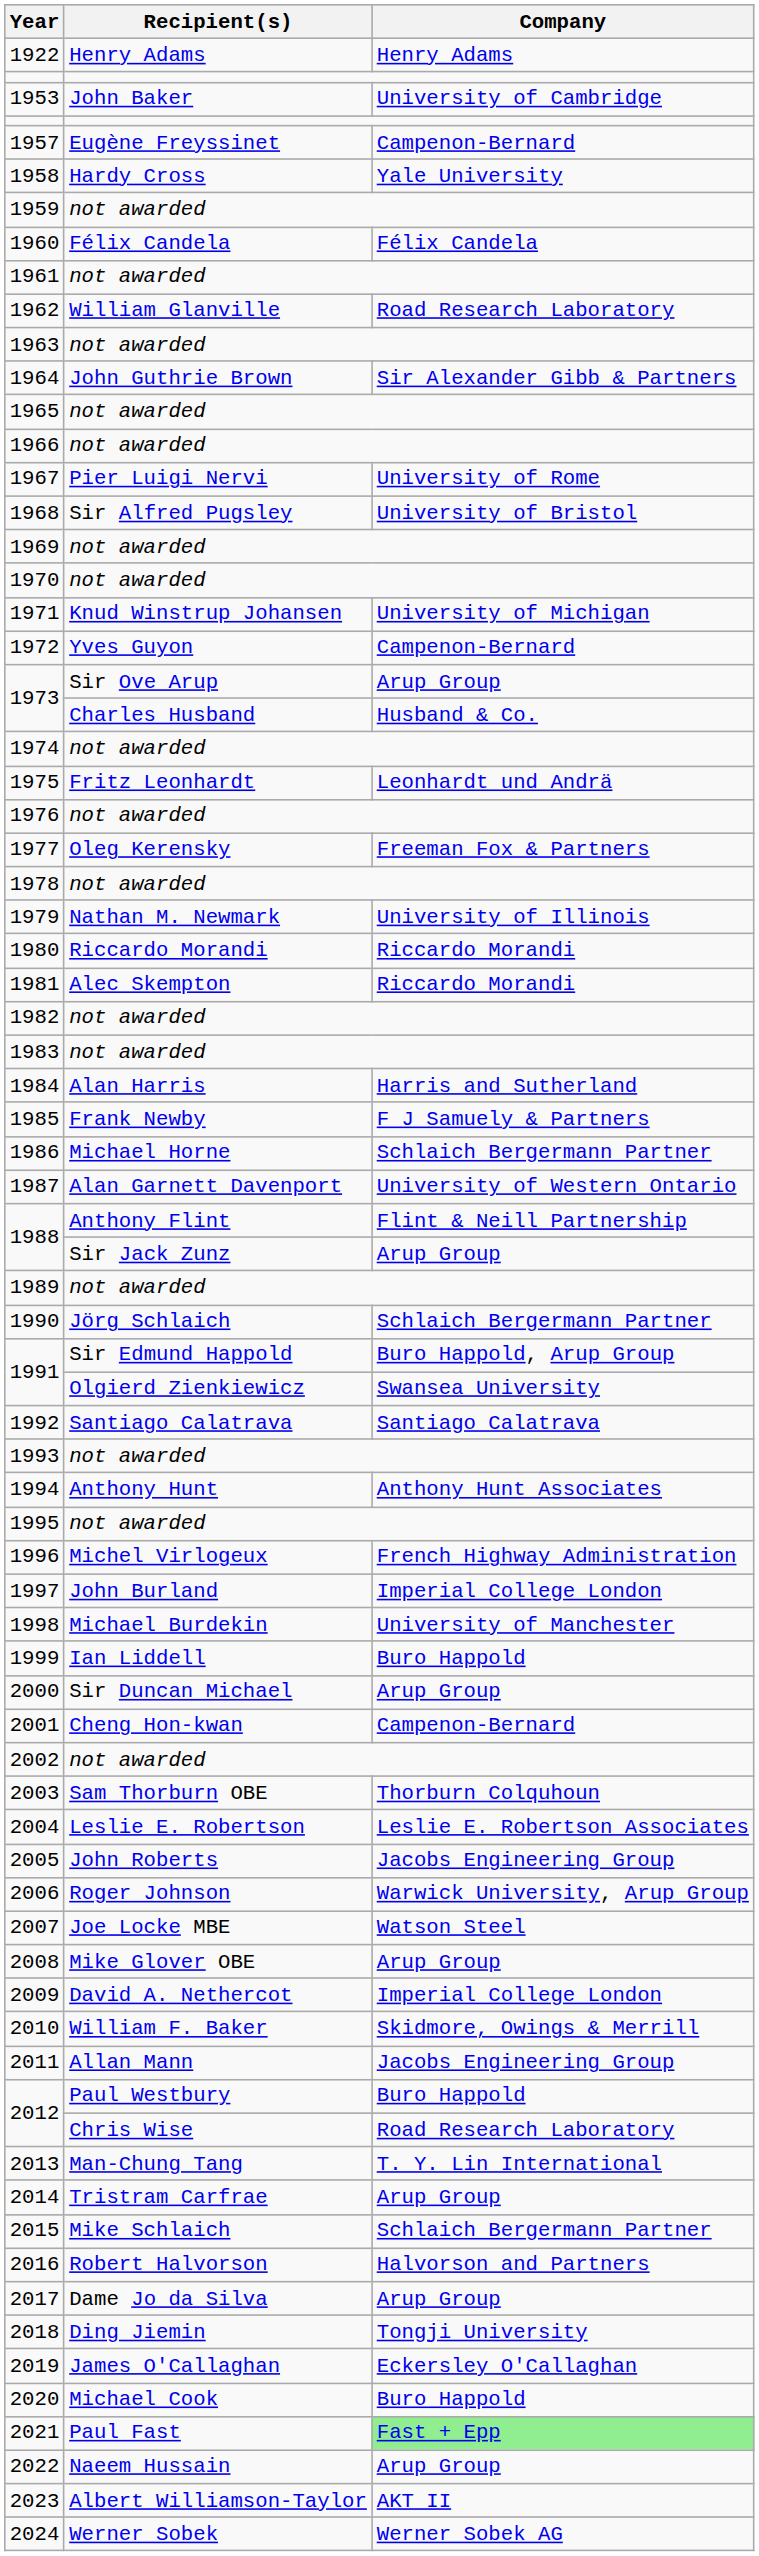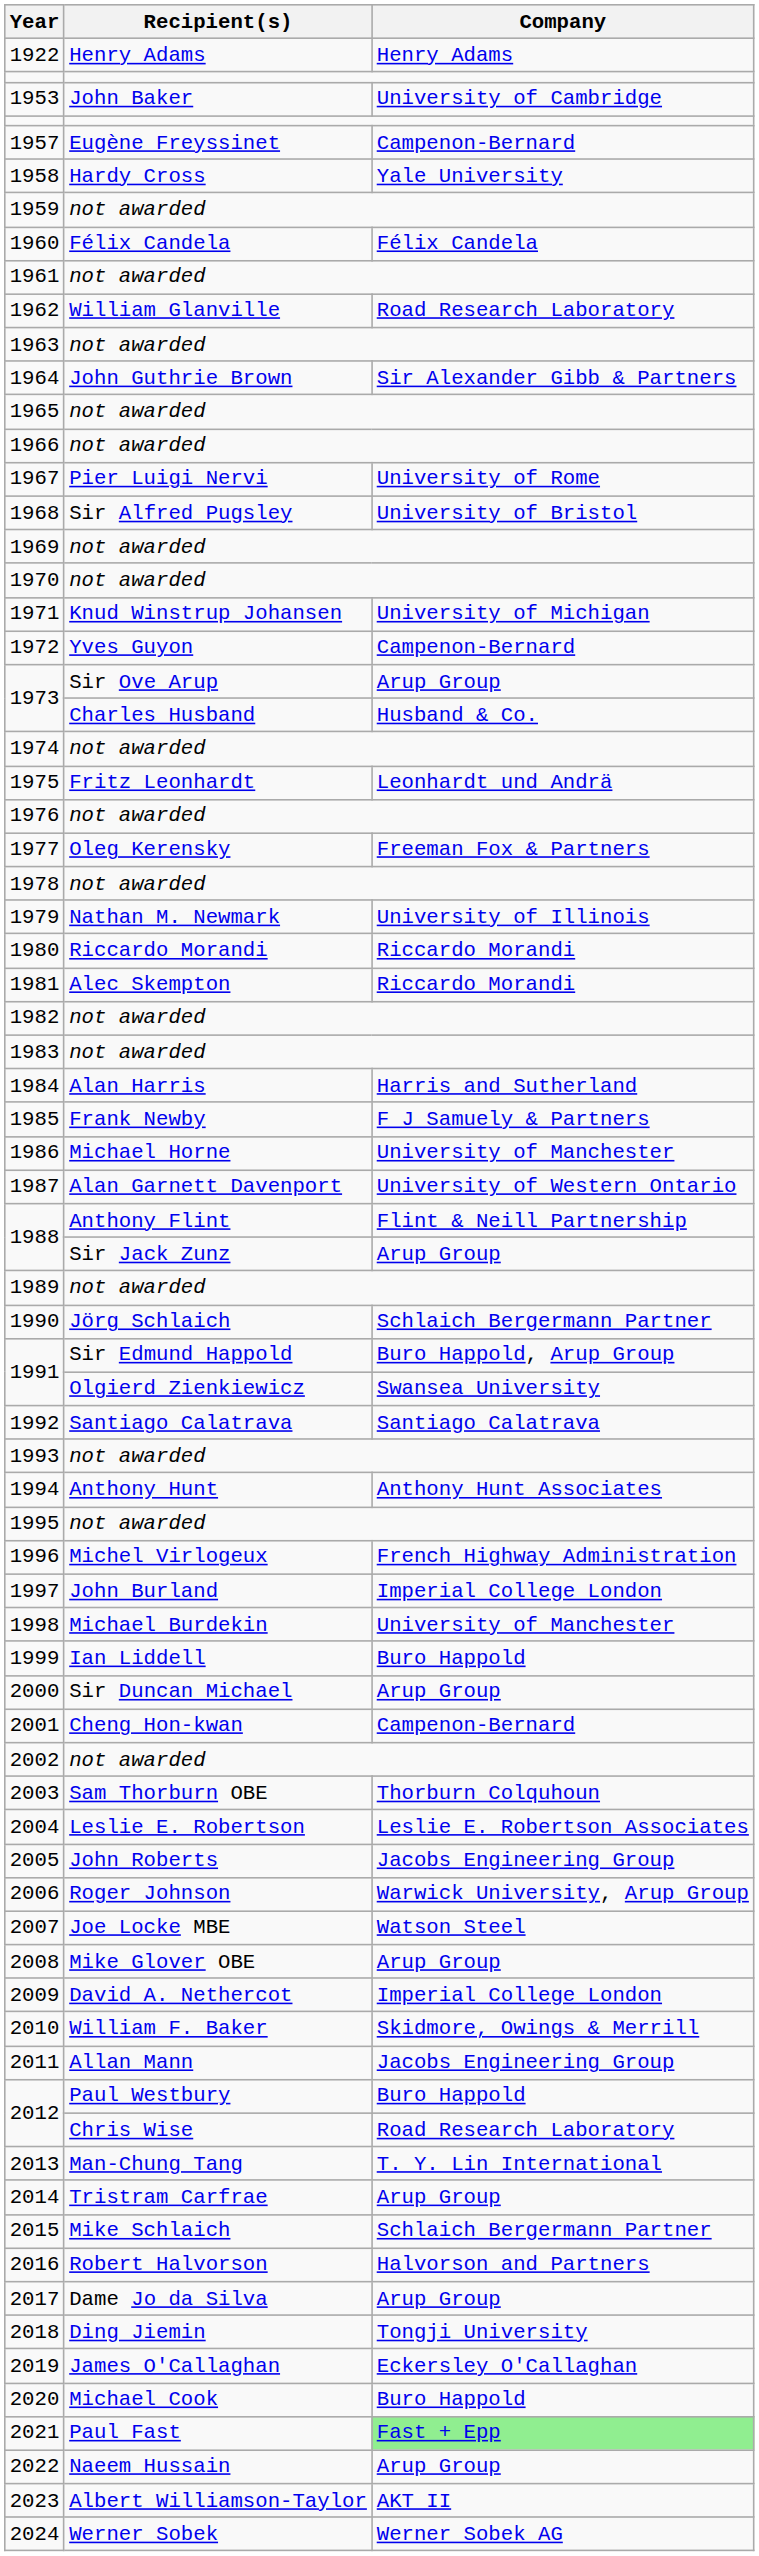(544, 1153) Schlaich Bergermann Partner -> (526, 1153) University of Manchester
